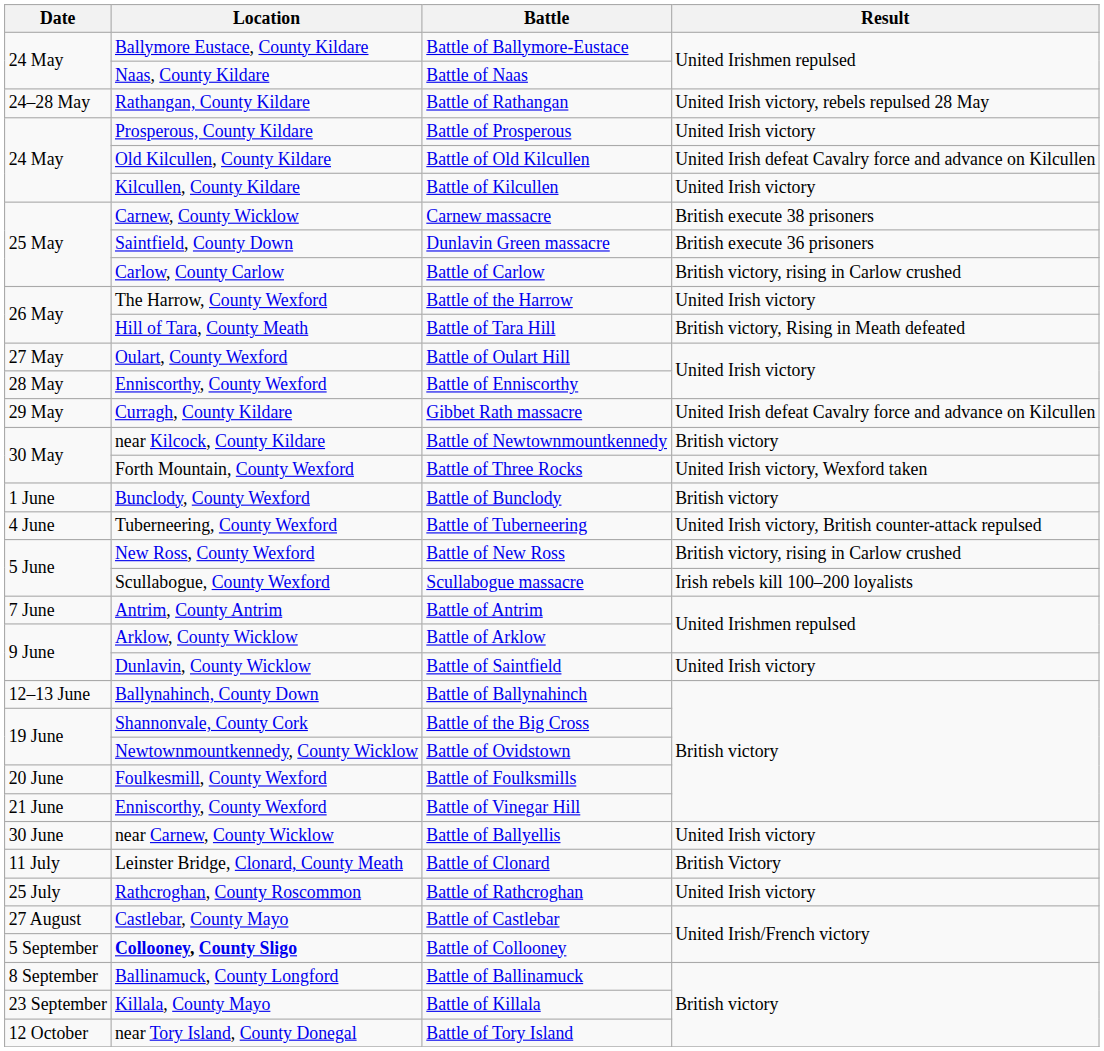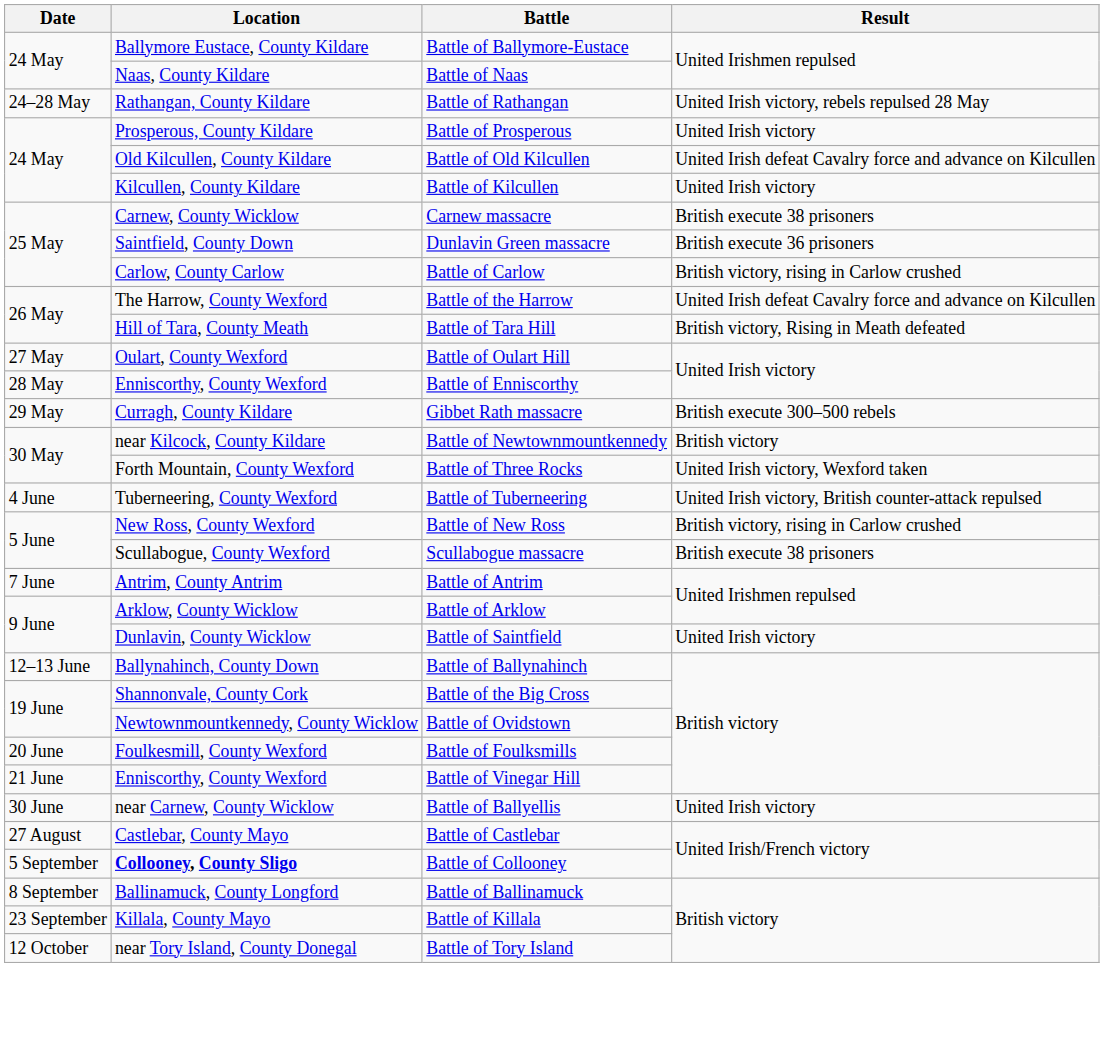(745, 300) United Irish victory -> (885, 300) United Irish defeat Cavalry force and advance on Kilcullen
(885, 412) United Irish defeat Cavalry force and advance on Kilcullen -> (785, 412) British execute 300–500 rebels
- row: (494, 497)
(794, 581) Irish rebels kill 100–200 loyalists -> (775, 553) British execute 38 prisoners
- row: (488, 863)
- row: (505, 891)
